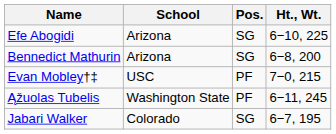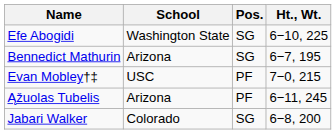(149, 35) Arizona -> (178, 35) Washington State
(295, 56) 6−8, 200 -> (295, 56) 6−7, 195
(178, 98) Washington State -> (149, 98) Arizona
(295, 118) 6−7, 195 -> (295, 118) 6−8, 200
